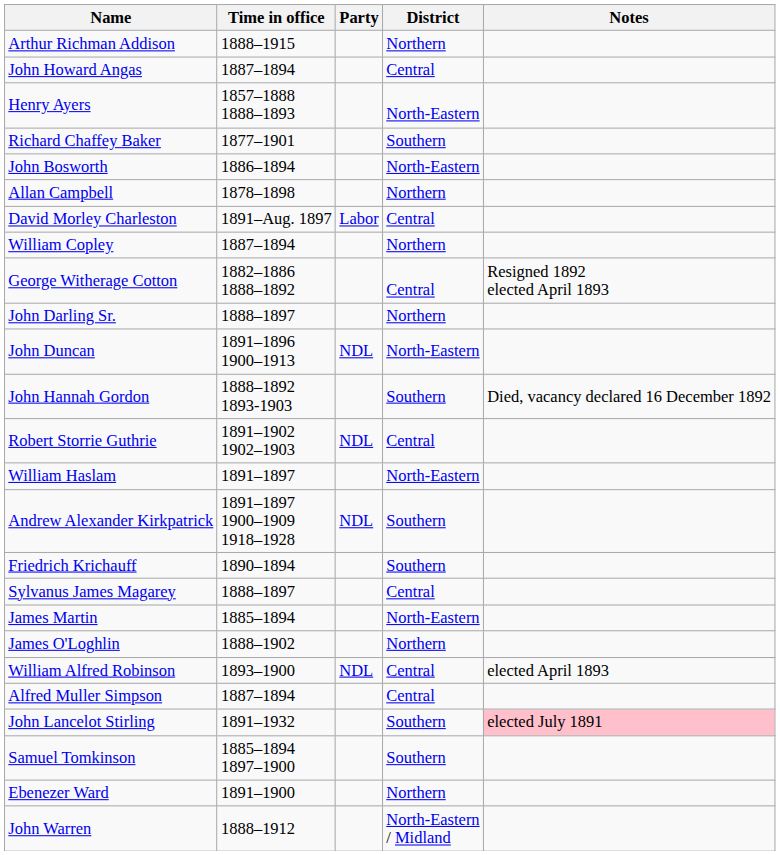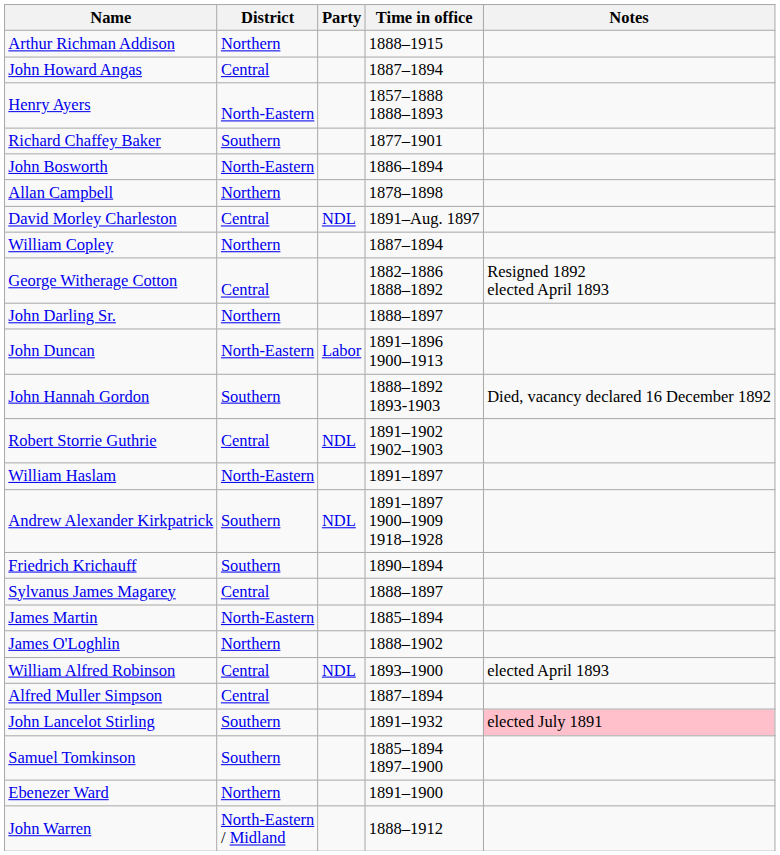columns swapped: (433, 17) <-> (276, 17)
(359, 219) Labor -> (339, 219) NDL
(356, 351) NDL -> (342, 351) Labor
